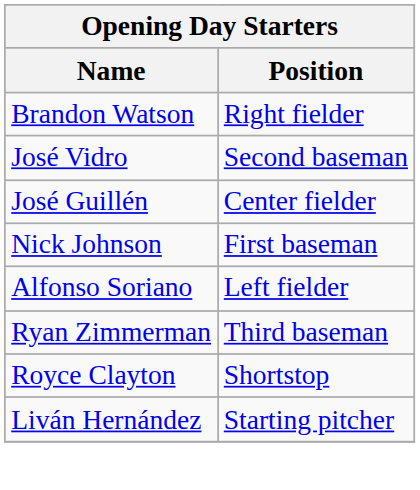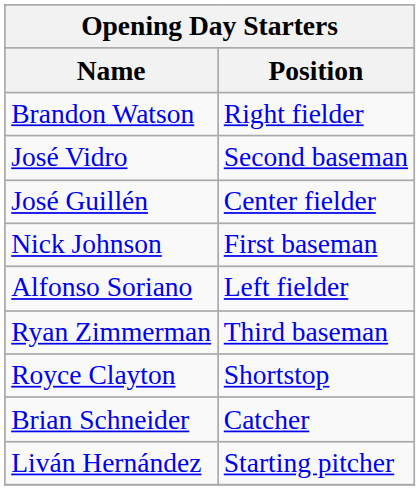+ row: (100, 419)
